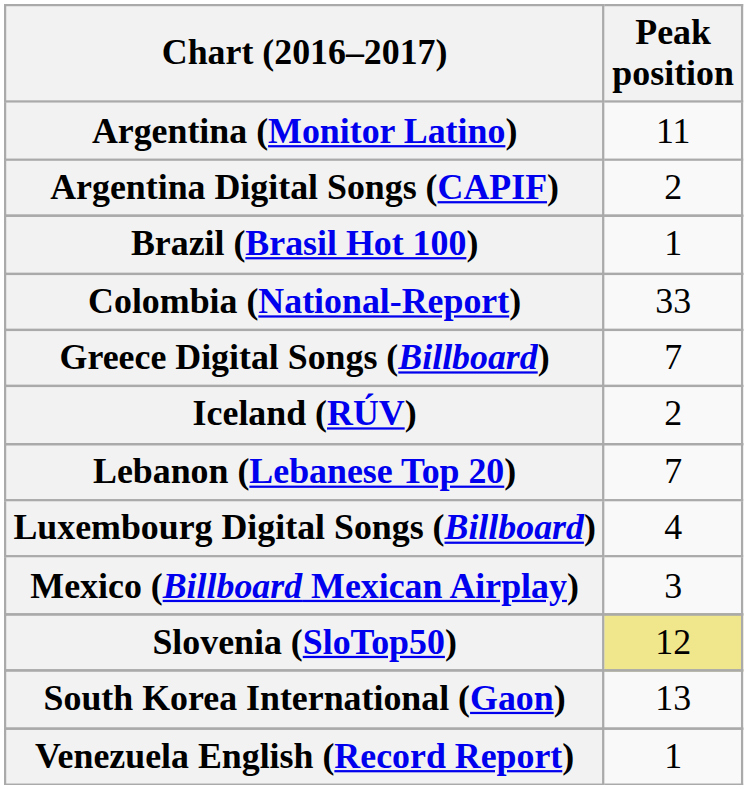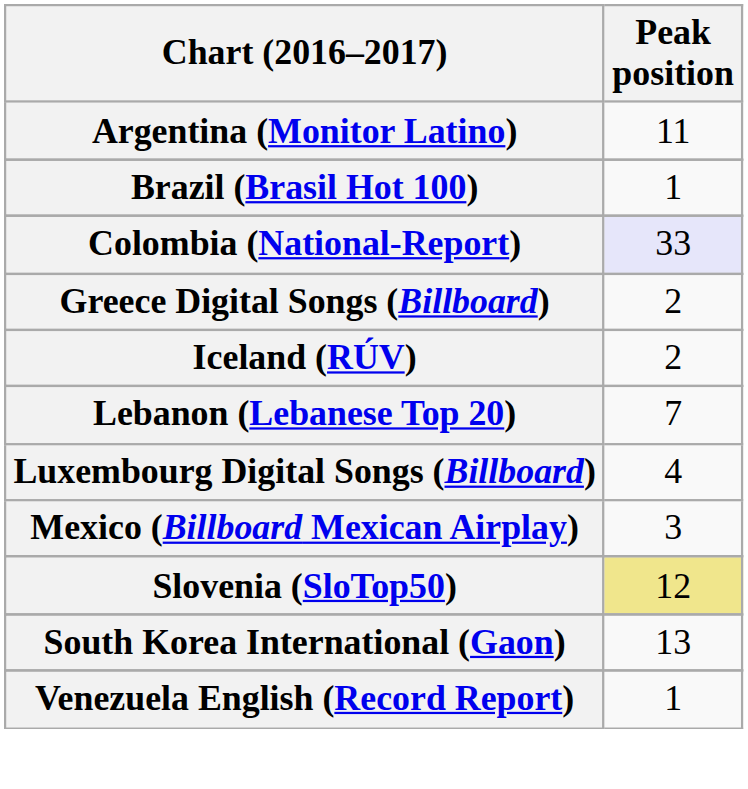- row: (305, 186)
(673, 300) no background -> (673, 243) lavender background
(673, 357) 7 -> (673, 300) 2
